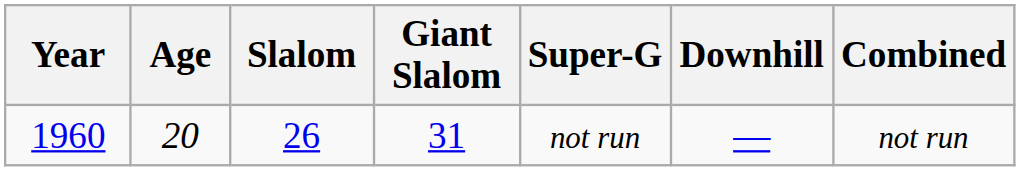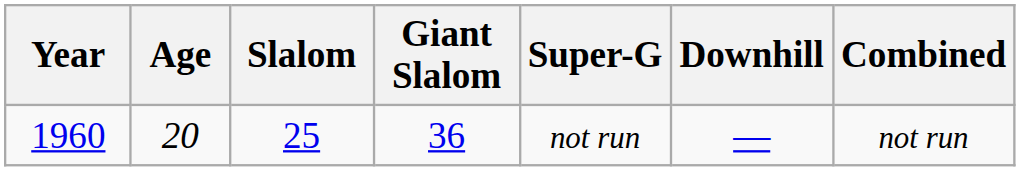(302, 134) 26 -> (302, 134) 25
(447, 134) 31 -> (447, 134) 36
